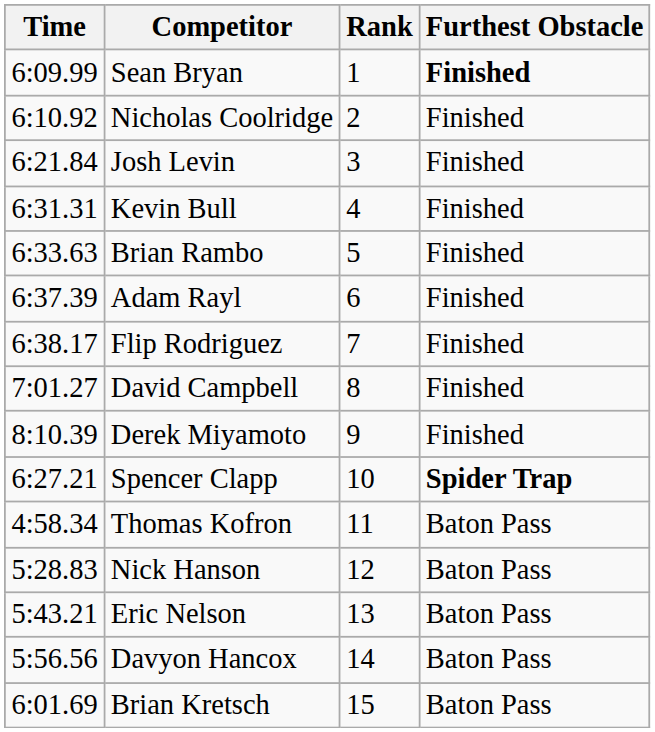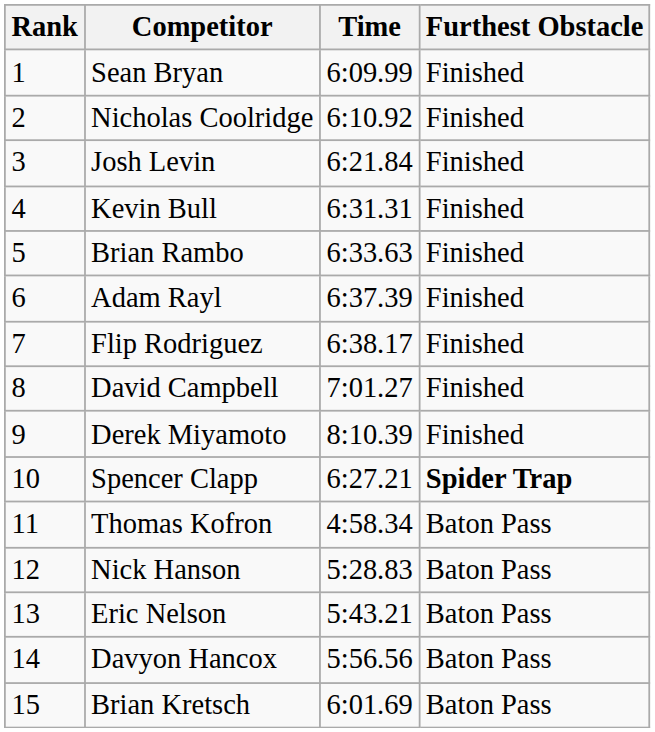columns swapped: (379, 27) <-> (55, 27)
(478, 72) bold -> (475, 72) normal
